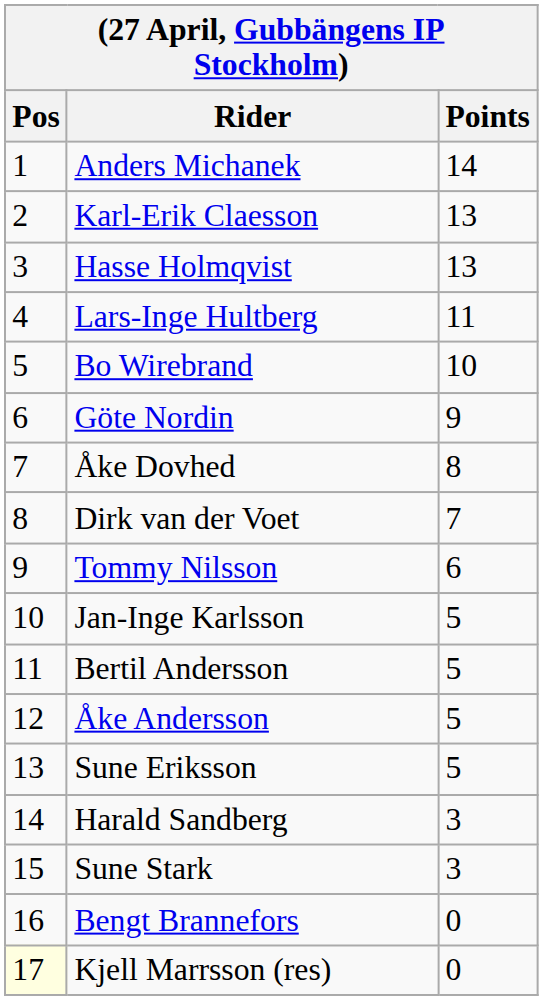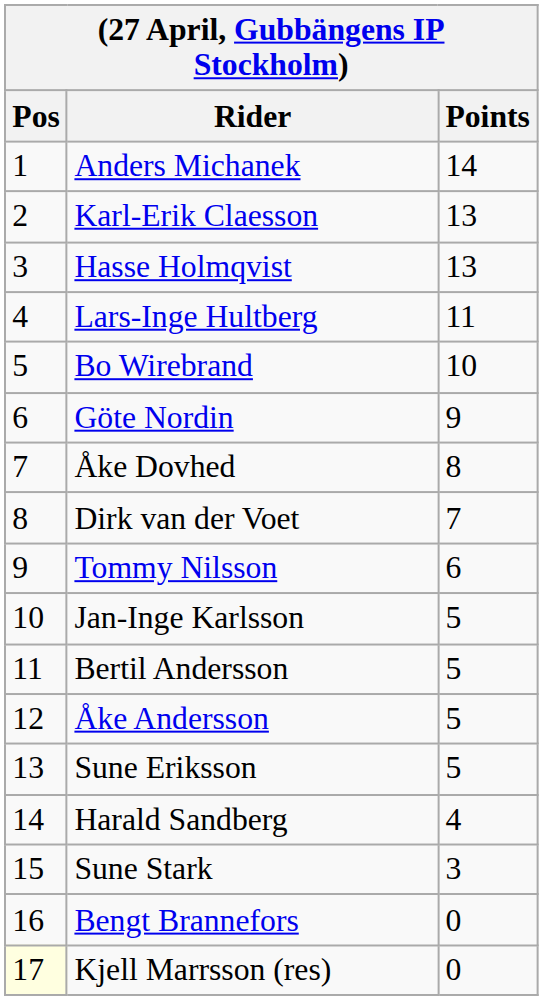(453, 818) 3 -> (453, 818) 4
